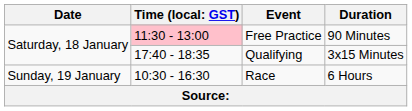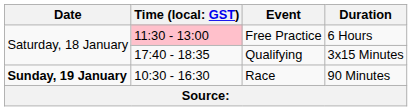(359, 35) 90 Minutes -> (350, 35) 6 Hours
(64, 76) normal -> (67, 76) bold
(350, 76) 6 Hours -> (359, 76) 90 Minutes
